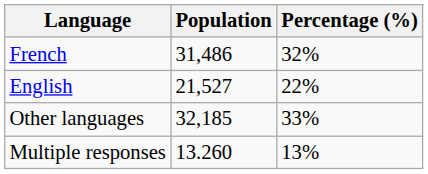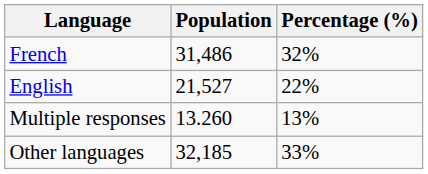rows swapped: (77, 119) <-> (88, 151)
